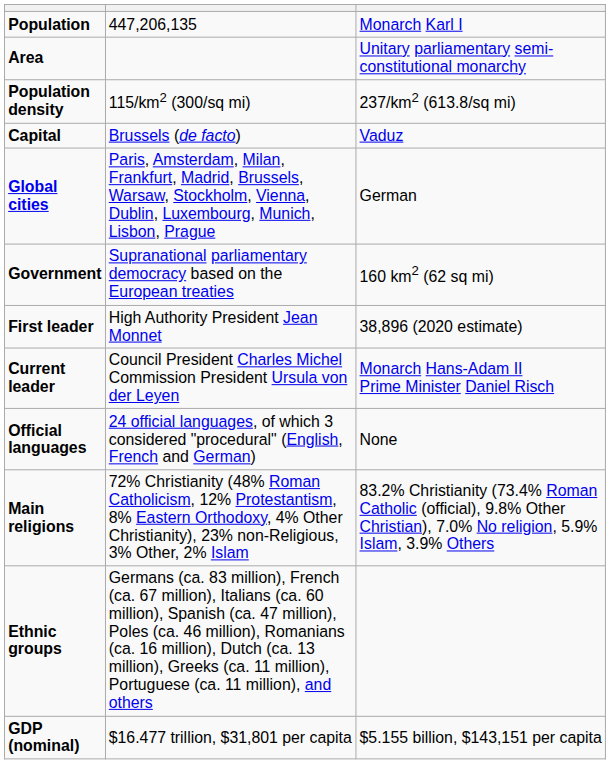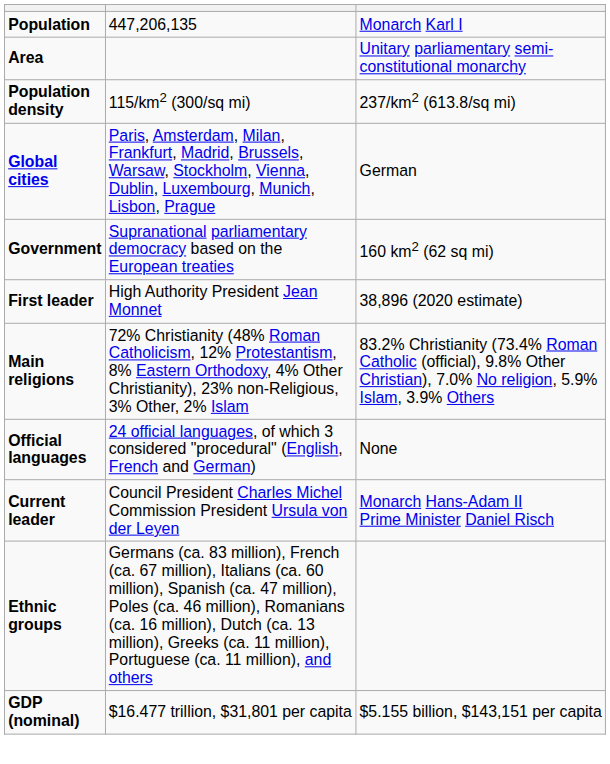- row: (35, 135)
rows swapped: (37, 378) <-> (41, 517)
